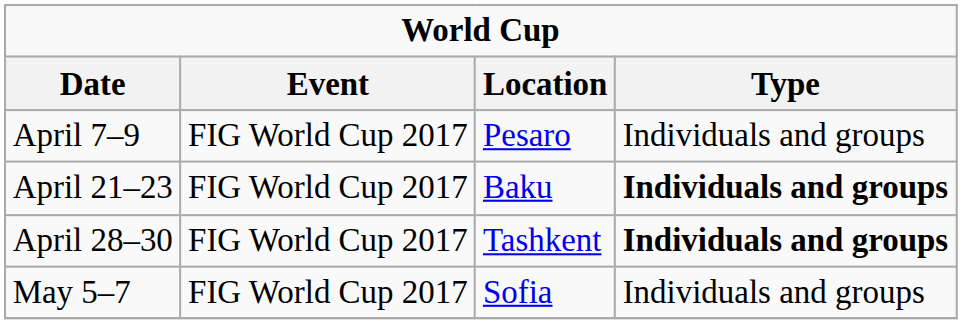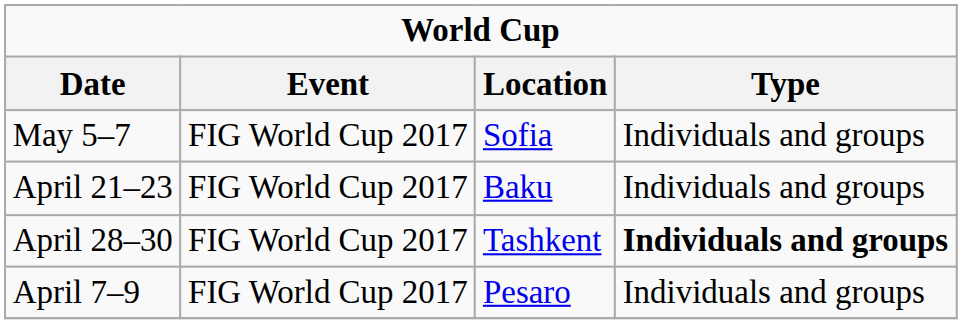rows swapped: (76, 135) <-> (72, 291)
(785, 187) bold -> (774, 187) normal
